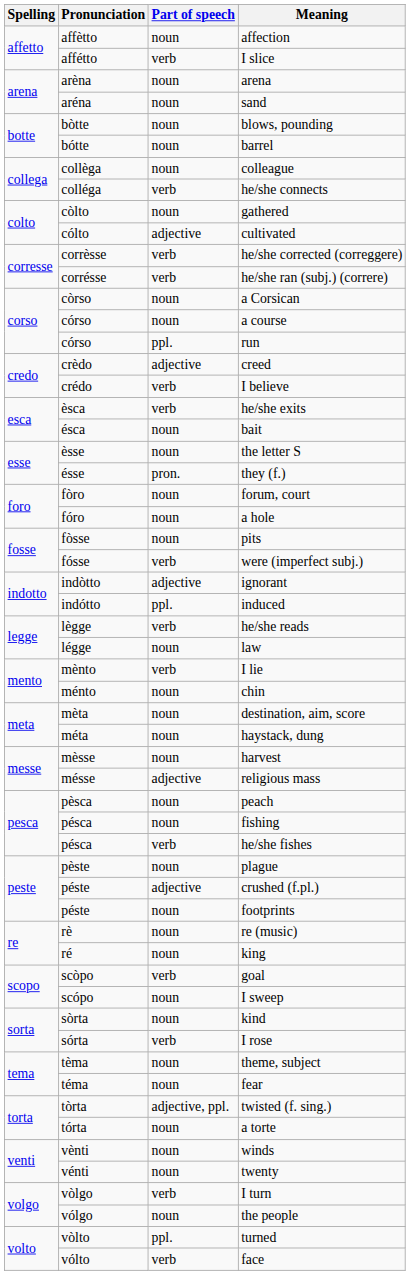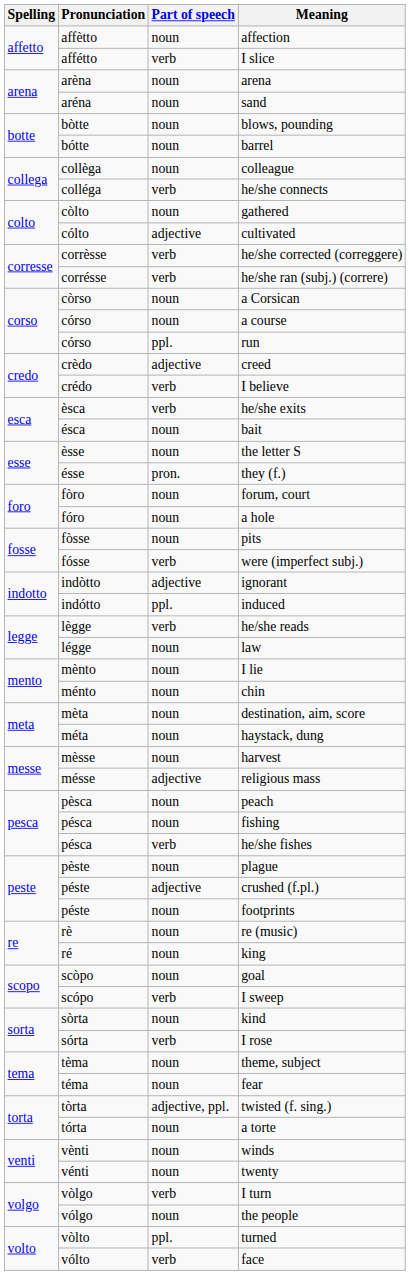(164, 670) verb -> (165, 670) noun
(164, 975) verb -> (165, 975) noun
(165, 997) noun -> (164, 997) verb
